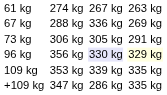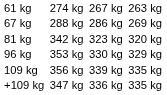(106, 23) 336 kg -> (106, 23) 286 kg
- row: (18, 39)
+ row: (18, 39)
(67, 54) 356 kg -> (67, 54) 353 kg
(106, 54) lavender background -> (106, 54) no background
(145, 54) lightyellow background -> (145, 54) no background
(67, 70) 353 kg -> (67, 70) 356 kg
(106, 85) 286 kg -> (106, 85) 336 kg
